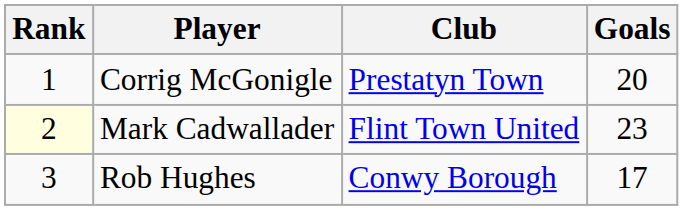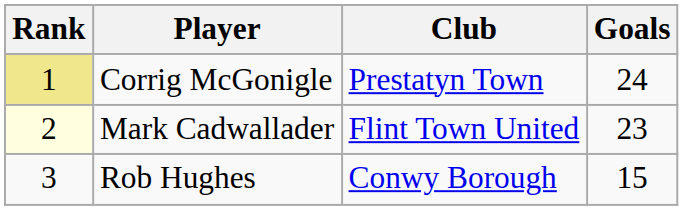(49, 79) no background -> (49, 79) khaki background
(632, 79) 20 -> (632, 79) 24
(632, 178) 17 -> (632, 178) 15
